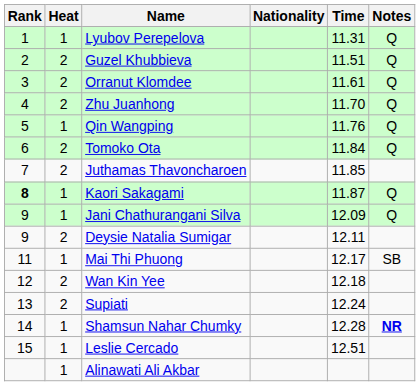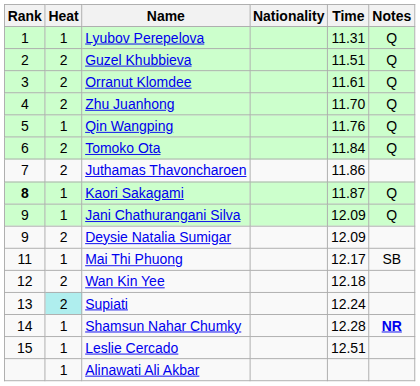(348, 171) 11.85 -> (348, 171) 11.86
(348, 237) 12.11 -> (348, 237) 12.09
(64, 304) no background -> (64, 304) paleturquoise background
